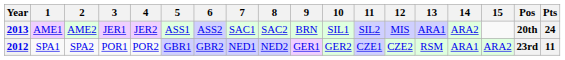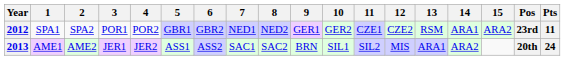rows swapped: (18, 47) <-> (18, 30)
